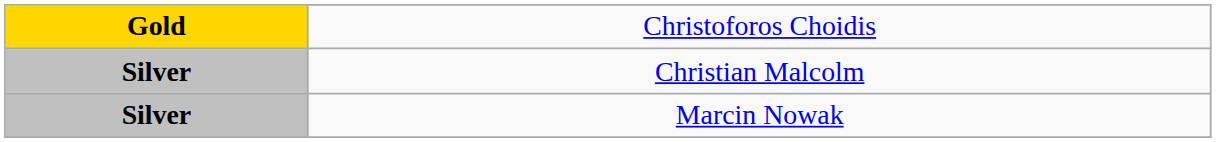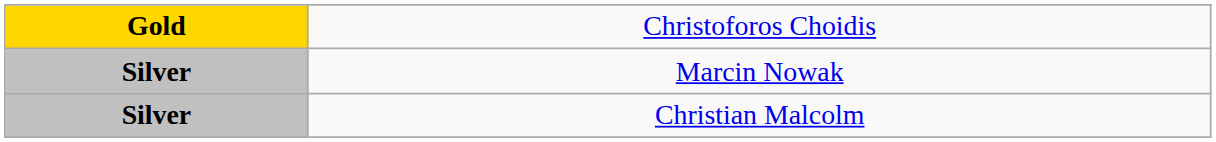rows swapped: (760, 114) <-> (760, 70)
